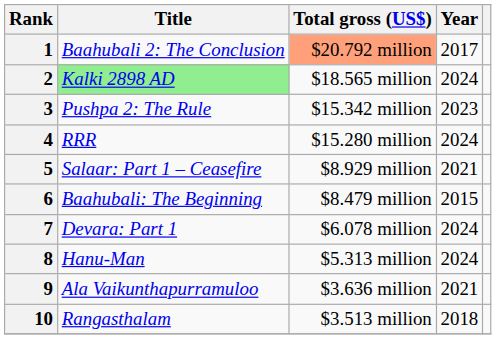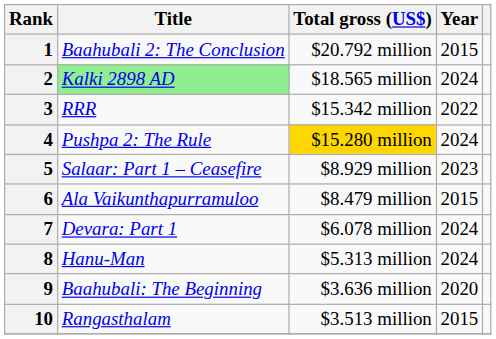(371, 49) lightsalmon background -> (371, 49) no background
(459, 49) 2017 -> (459, 49) 2015
(136, 109) Pushpa 2: The Rule -> (79, 109) RRR
(459, 109) 2023 -> (459, 109) 2022
(79, 139) RRR -> (136, 139) Pushpa 2: The Rule
(371, 139) no background -> (371, 139) gold background
(459, 169) 2021 -> (459, 169) 2023
(162, 199) Baahubali: The Beginning -> (160, 199) Ala Vaikunthapurramuloo
(160, 288) Ala Vaikunthapurramuloo -> (162, 288) Baahubali: The Beginning
(459, 288) 2021 -> (459, 288) 2020
(459, 318) 2018 -> (459, 318) 2015
